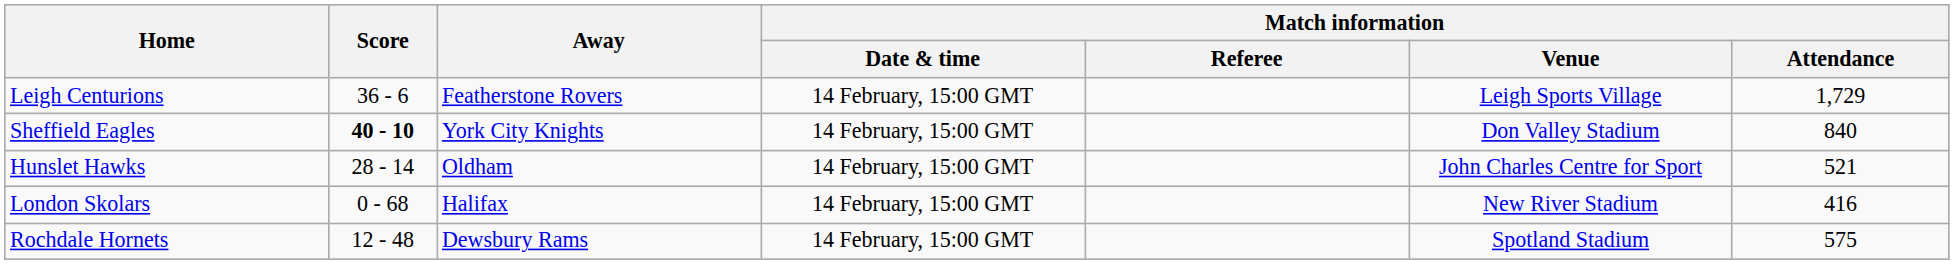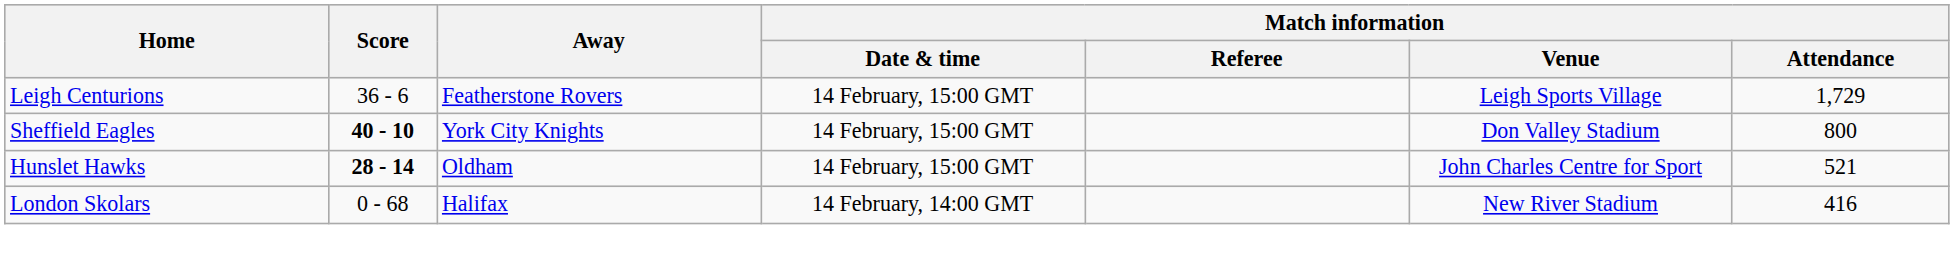(1840, 131) 840 -> (1840, 131) 800
(383, 167) normal -> (383, 167) bold
(923, 204) 14 February, 15:00 GMT -> (923, 204) 14 February, 14:00 GMT
- row: (89, 240)
